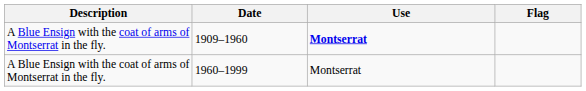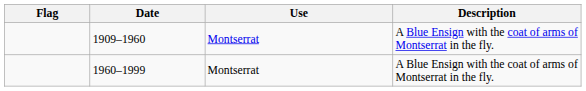columns swapped: (538, 13) <-> (98, 13)
(338, 38) bold -> (233, 38) normal
